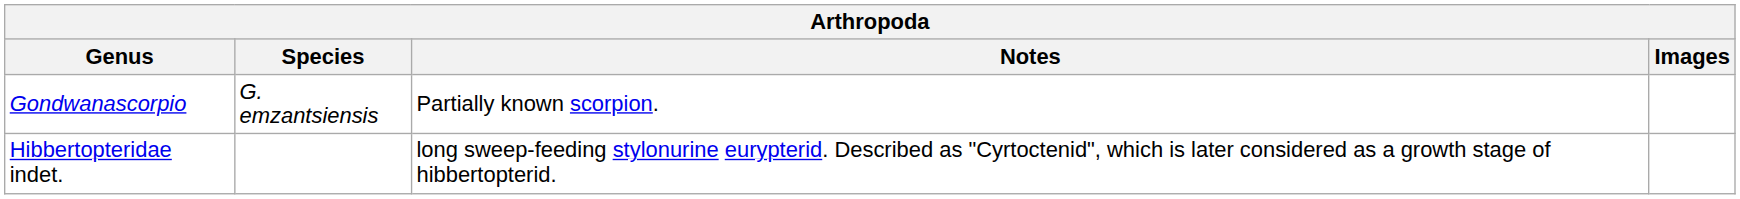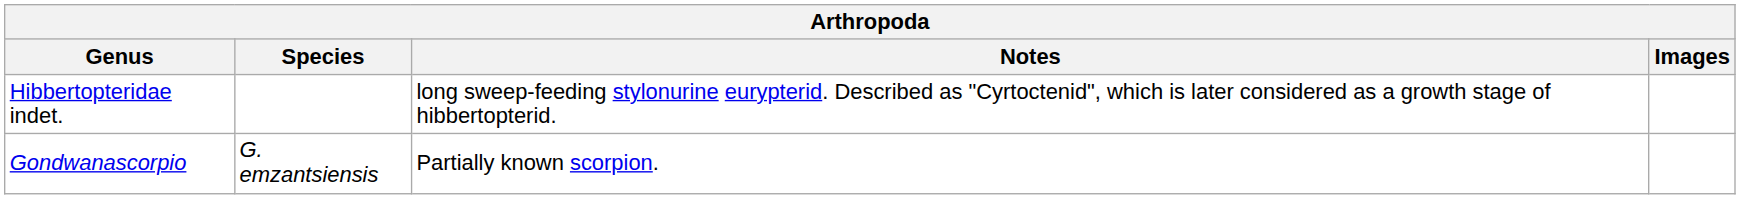rows swapped: (91, 163) <-> (98, 103)
